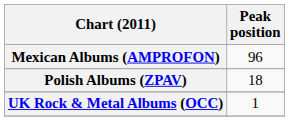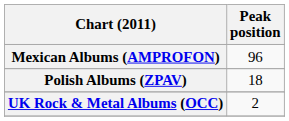(255, 103) 1 -> (255, 103) 2
